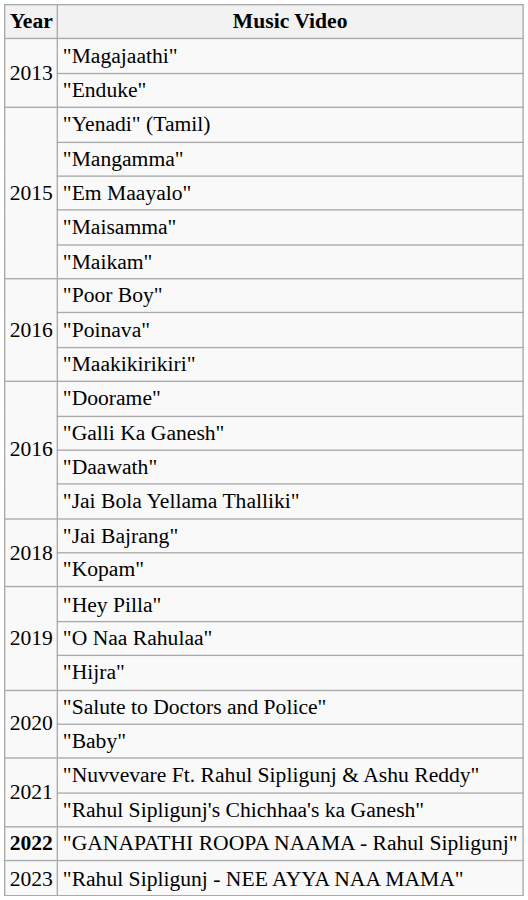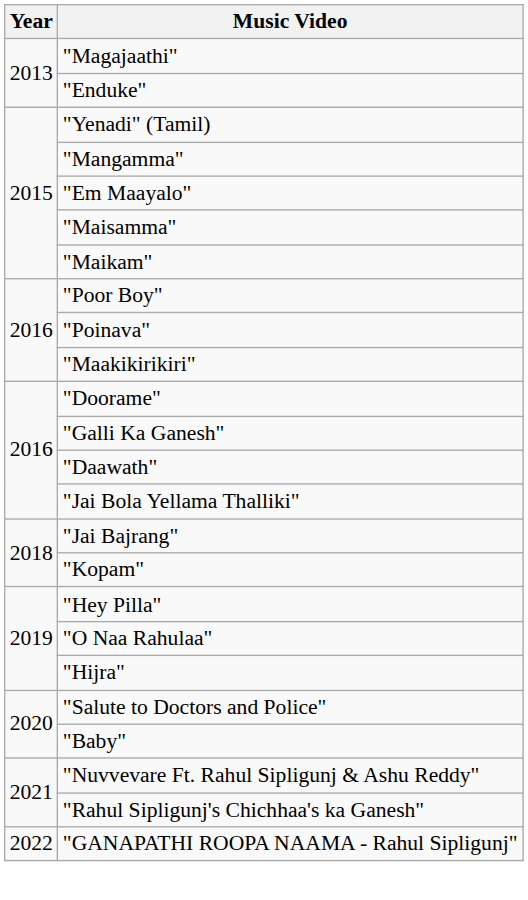(31, 843) bold -> (31, 843) normal
- row: (263, 878)
